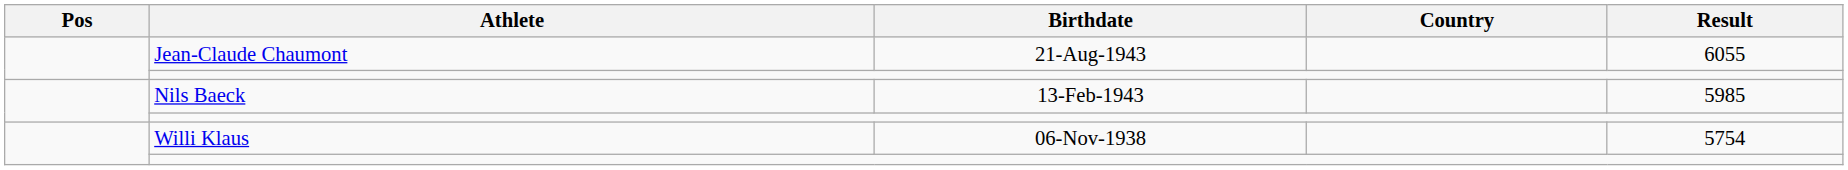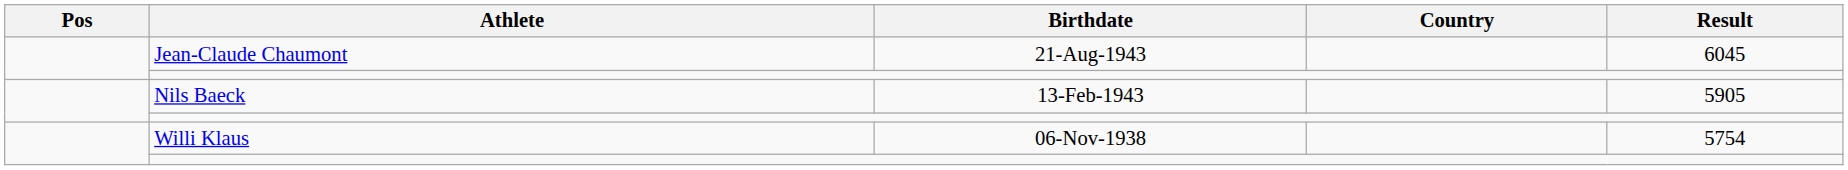(1725, 53) 6055 -> (1725, 53) 6045
(1725, 95) 5985 -> (1725, 95) 5905
